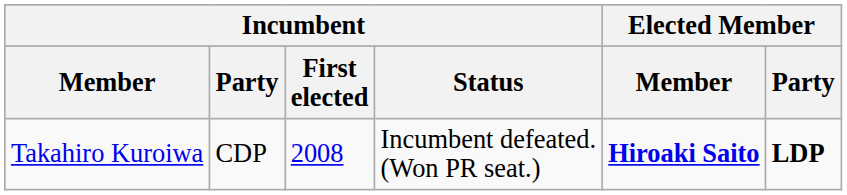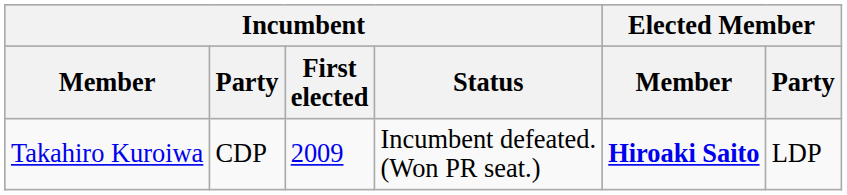(317, 153) 2008 -> (317, 153) 2009
(798, 153) bold -> (797, 153) normal
